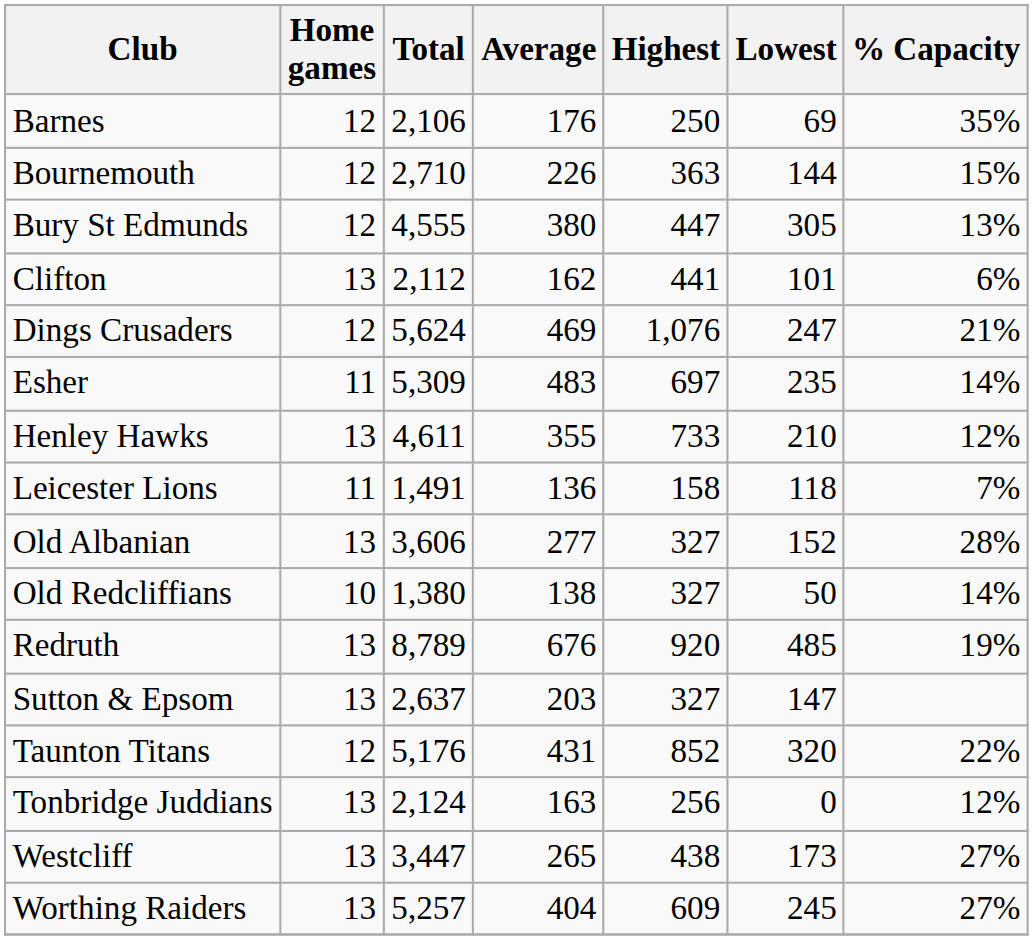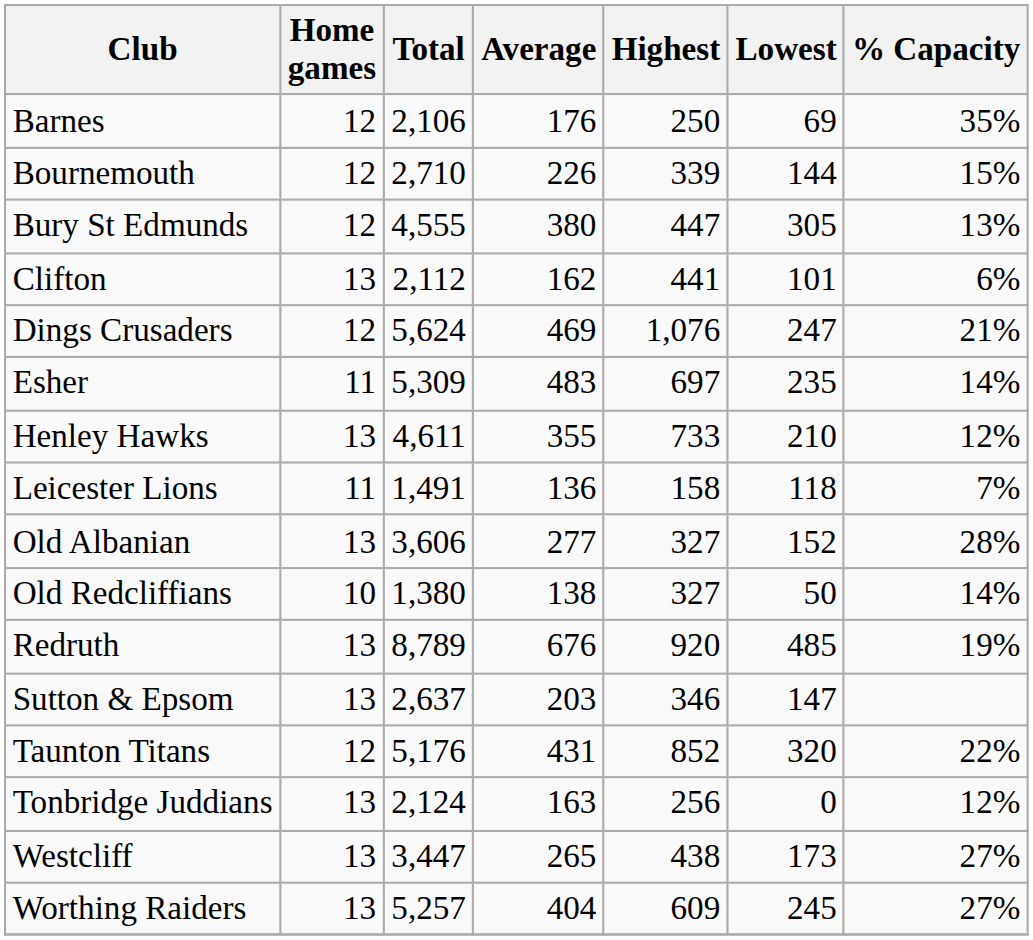(695, 173) 363 -> (695, 173) 339
(695, 698) 327 -> (695, 698) 346
